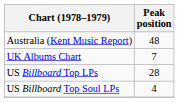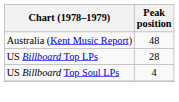- row: (44, 56)
